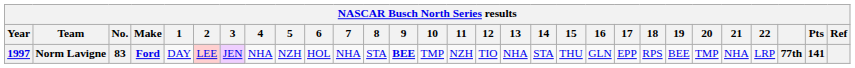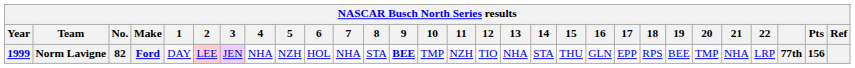(19, 53) 1997 -> (19, 53) 1999
(120, 53) 83 -> (120, 53) 82
(816, 53) 141 -> (816, 53) 156
